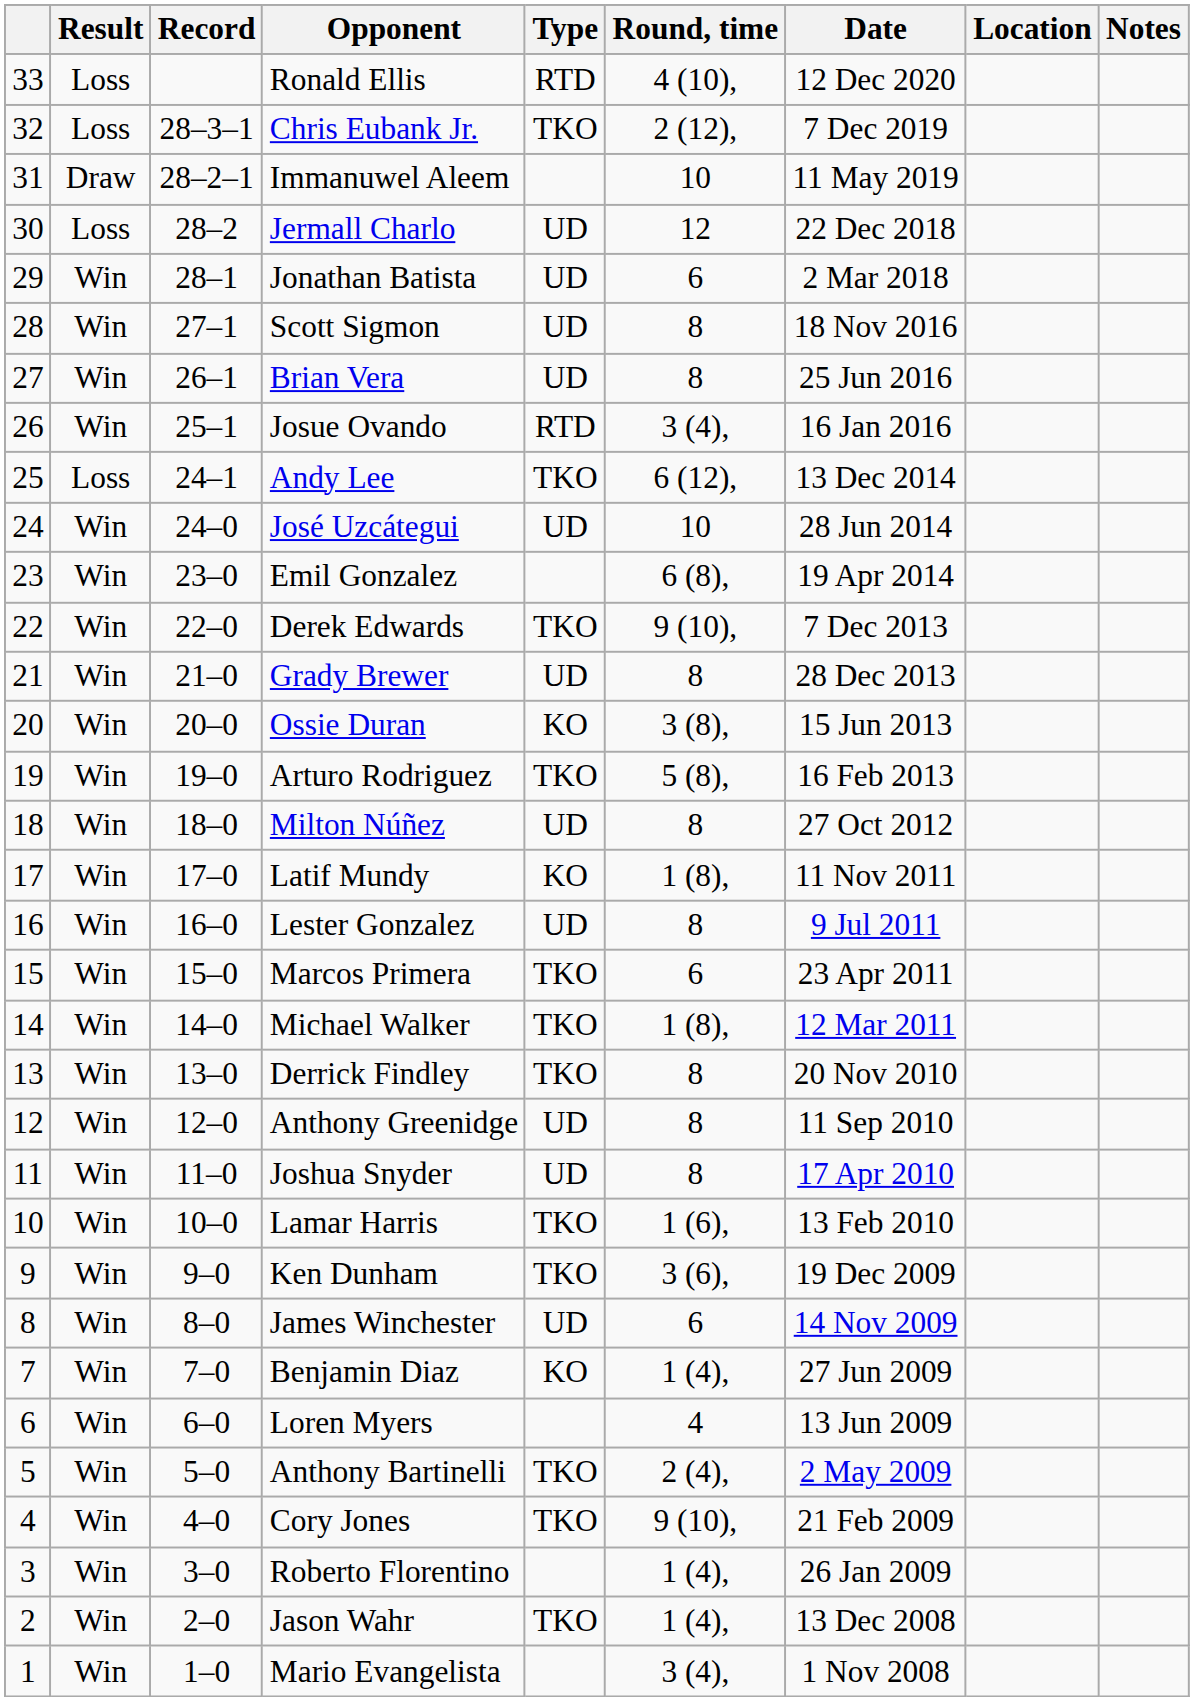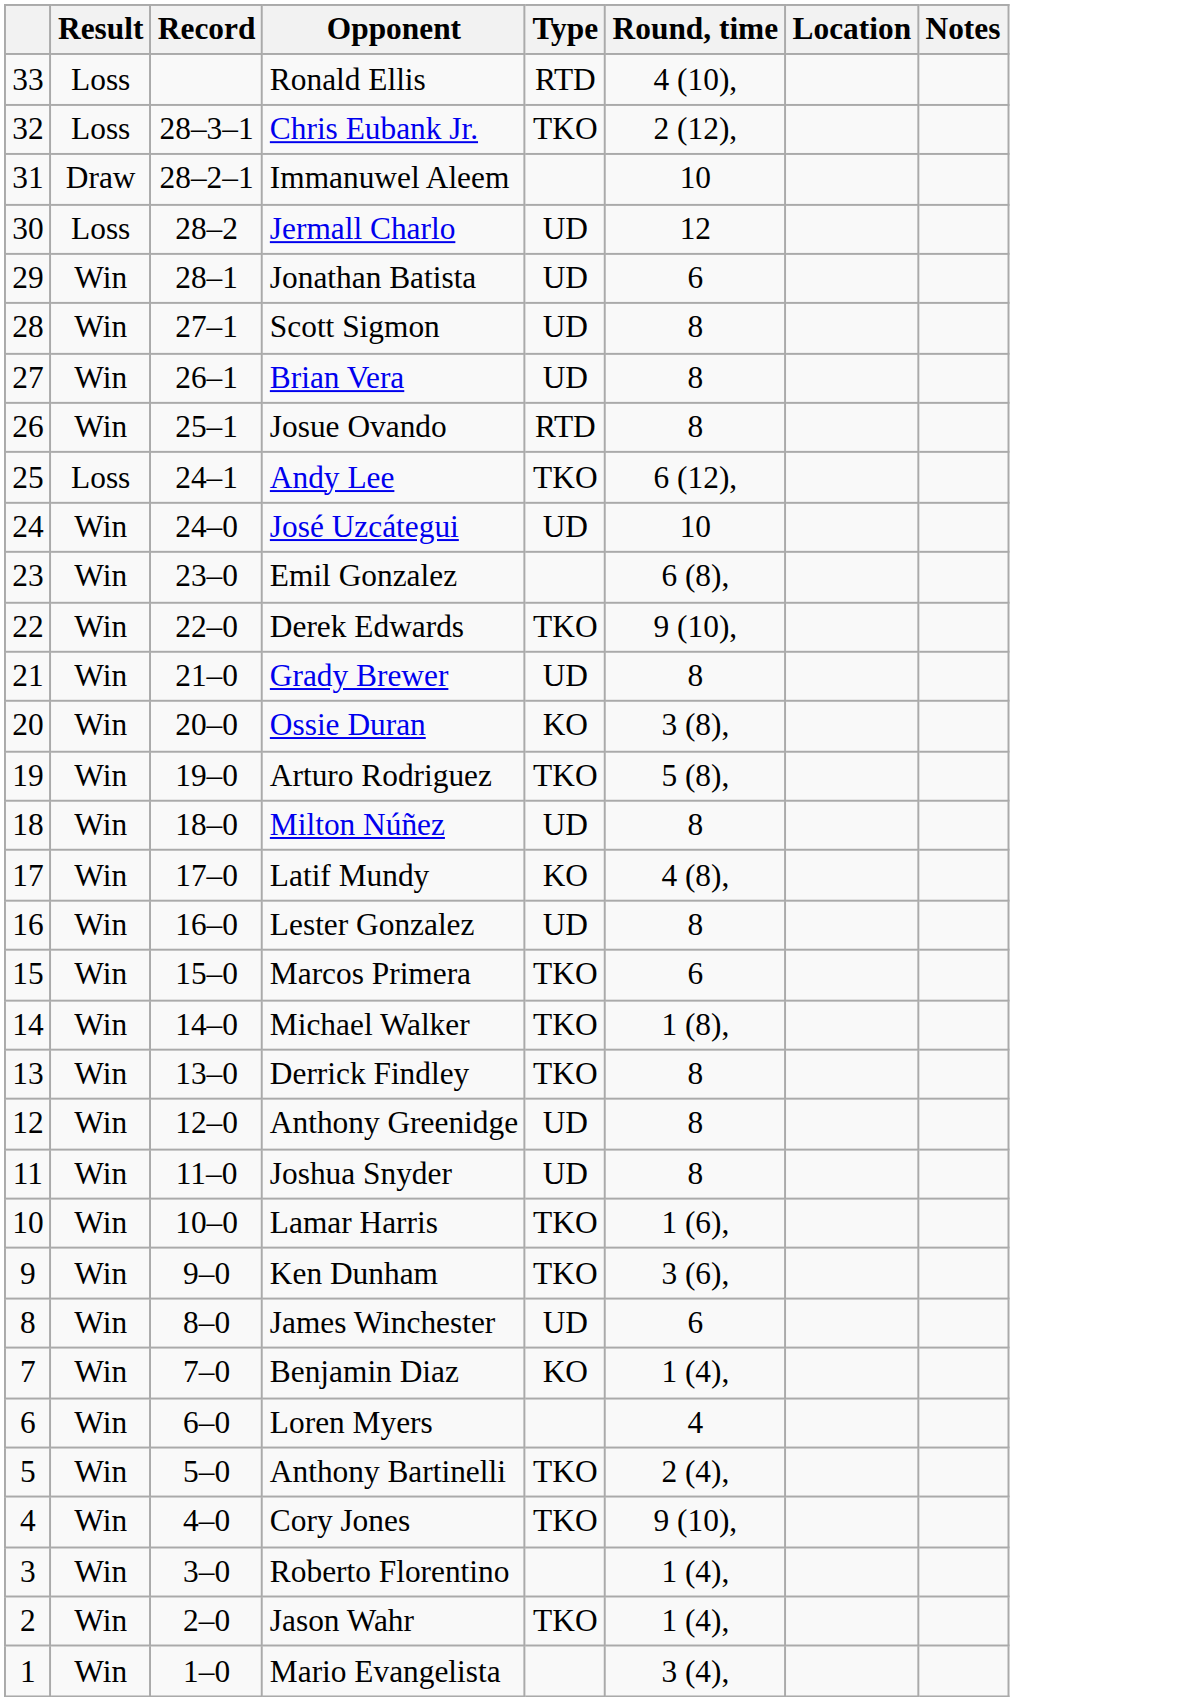- column: (876, 29)
(695, 427) 3 (4), -> (695, 427) 8
(695, 874) 1 (8), -> (695, 874) 4 (8),
